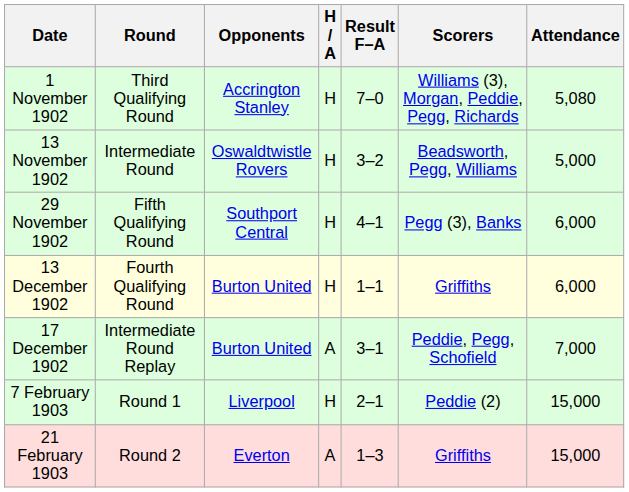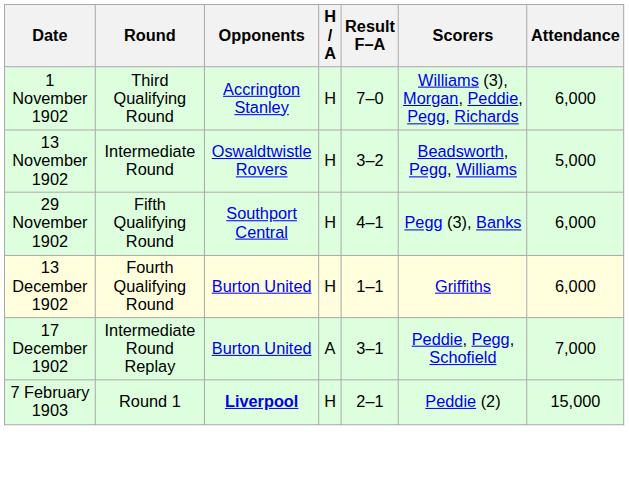(575, 98) 5,080 -> (575, 98) 6,000
(262, 402) normal -> (262, 402) bold
- row: (50, 455)
